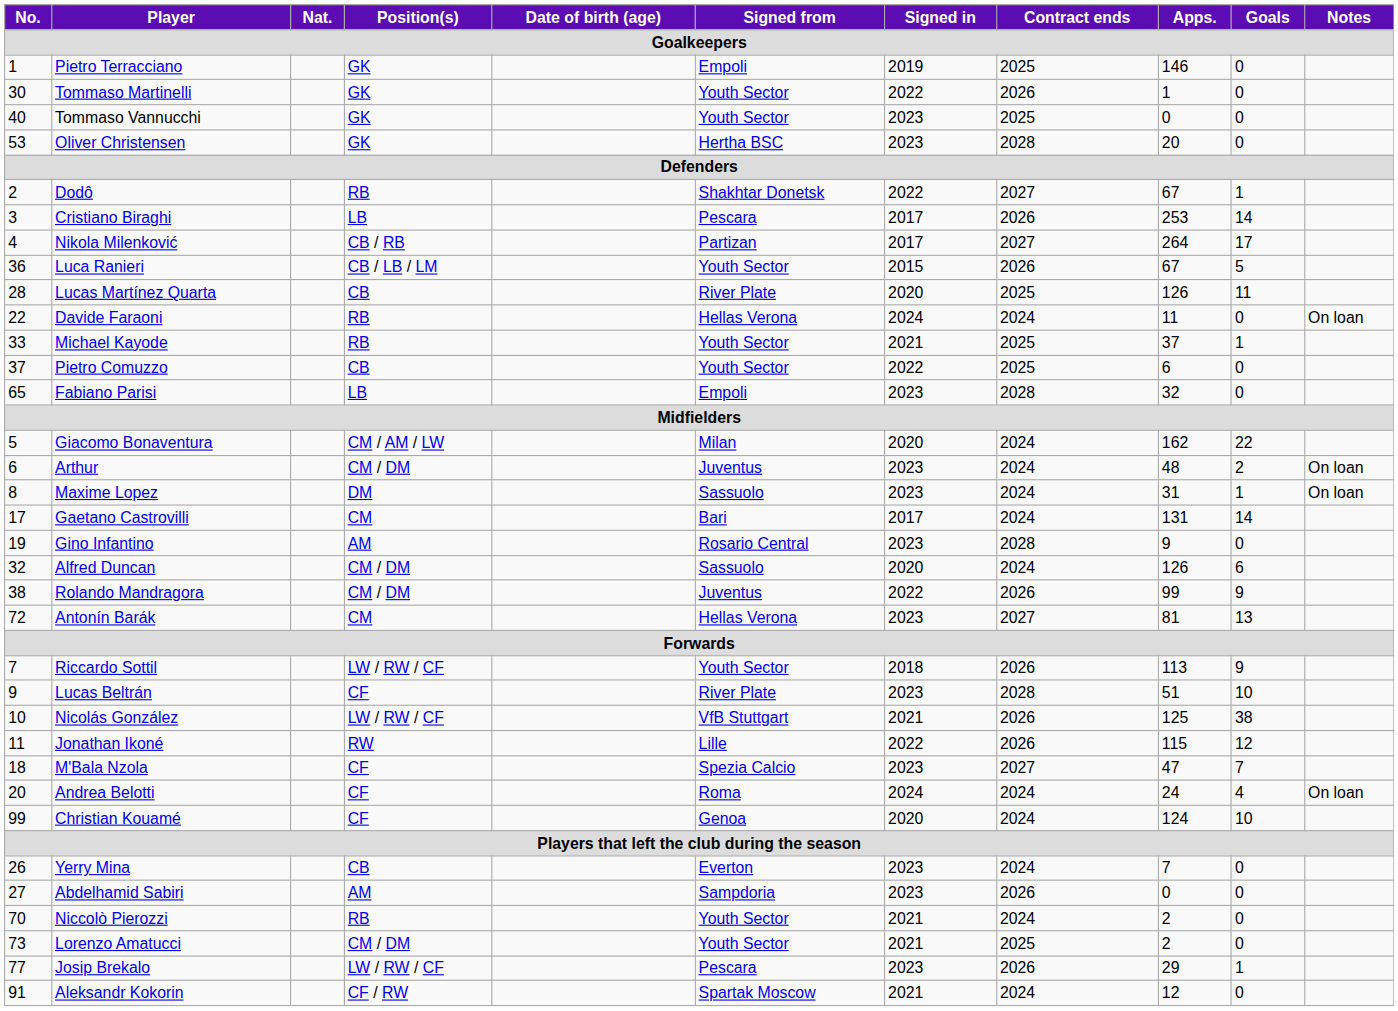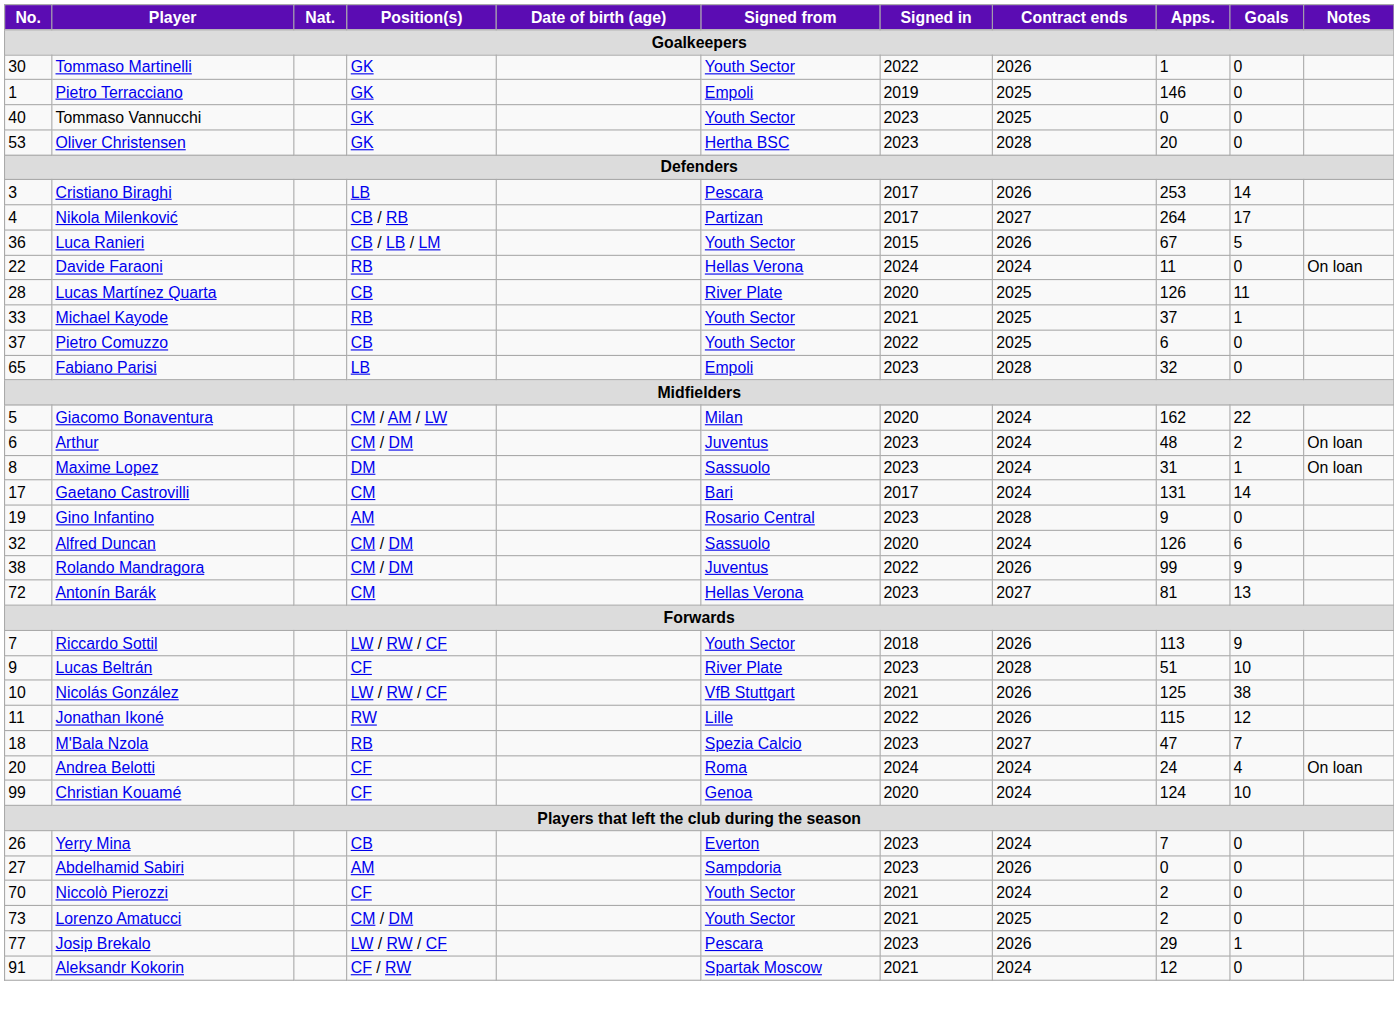rows swapped: (119, 68) <-> (123, 93)
- row: (74, 193)
rows swapped: (109, 318) <-> (136, 293)
(358, 768) CF -> (362, 743) RB
(359, 918) RB -> (361, 893) CF
